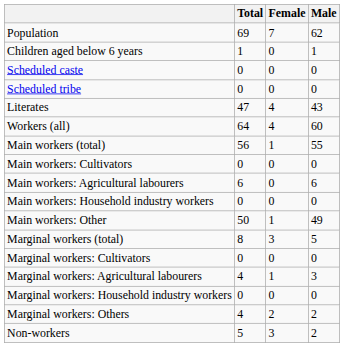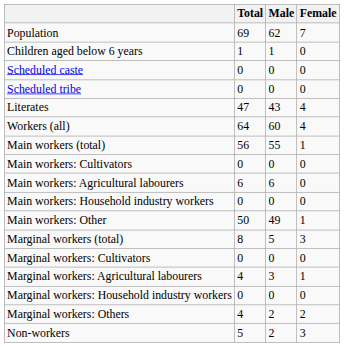columns swapped: (324, 13) <-> (287, 13)
